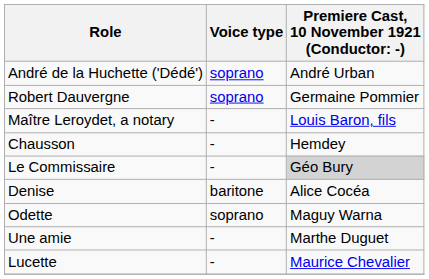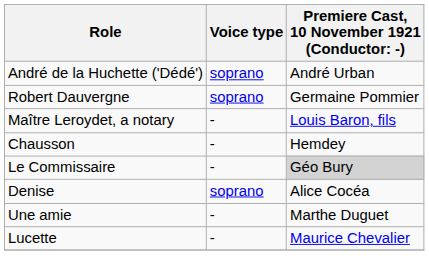(237, 191) baritone -> (237, 191) soprano
- row: (30, 214)
